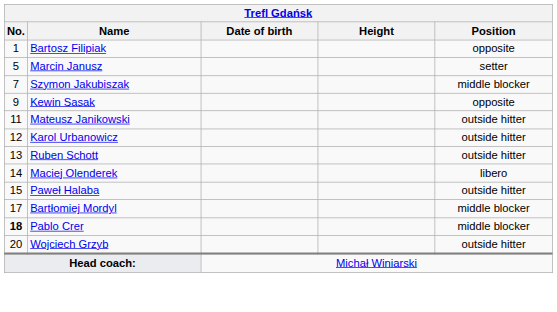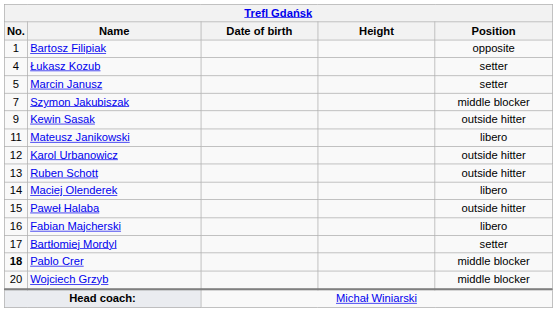+ row: (65, 66)
(494, 102) opposite -> (494, 119) outside hitter
(494, 119) outside hitter -> (494, 137) libero
+ row: (76, 226)
(494, 208) middle blocker -> (494, 244) setter
(494, 244) outside hitter -> (494, 279) middle blocker
